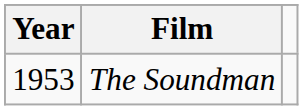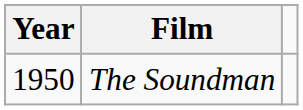(43, 78) 1953 -> (43, 78) 1950
